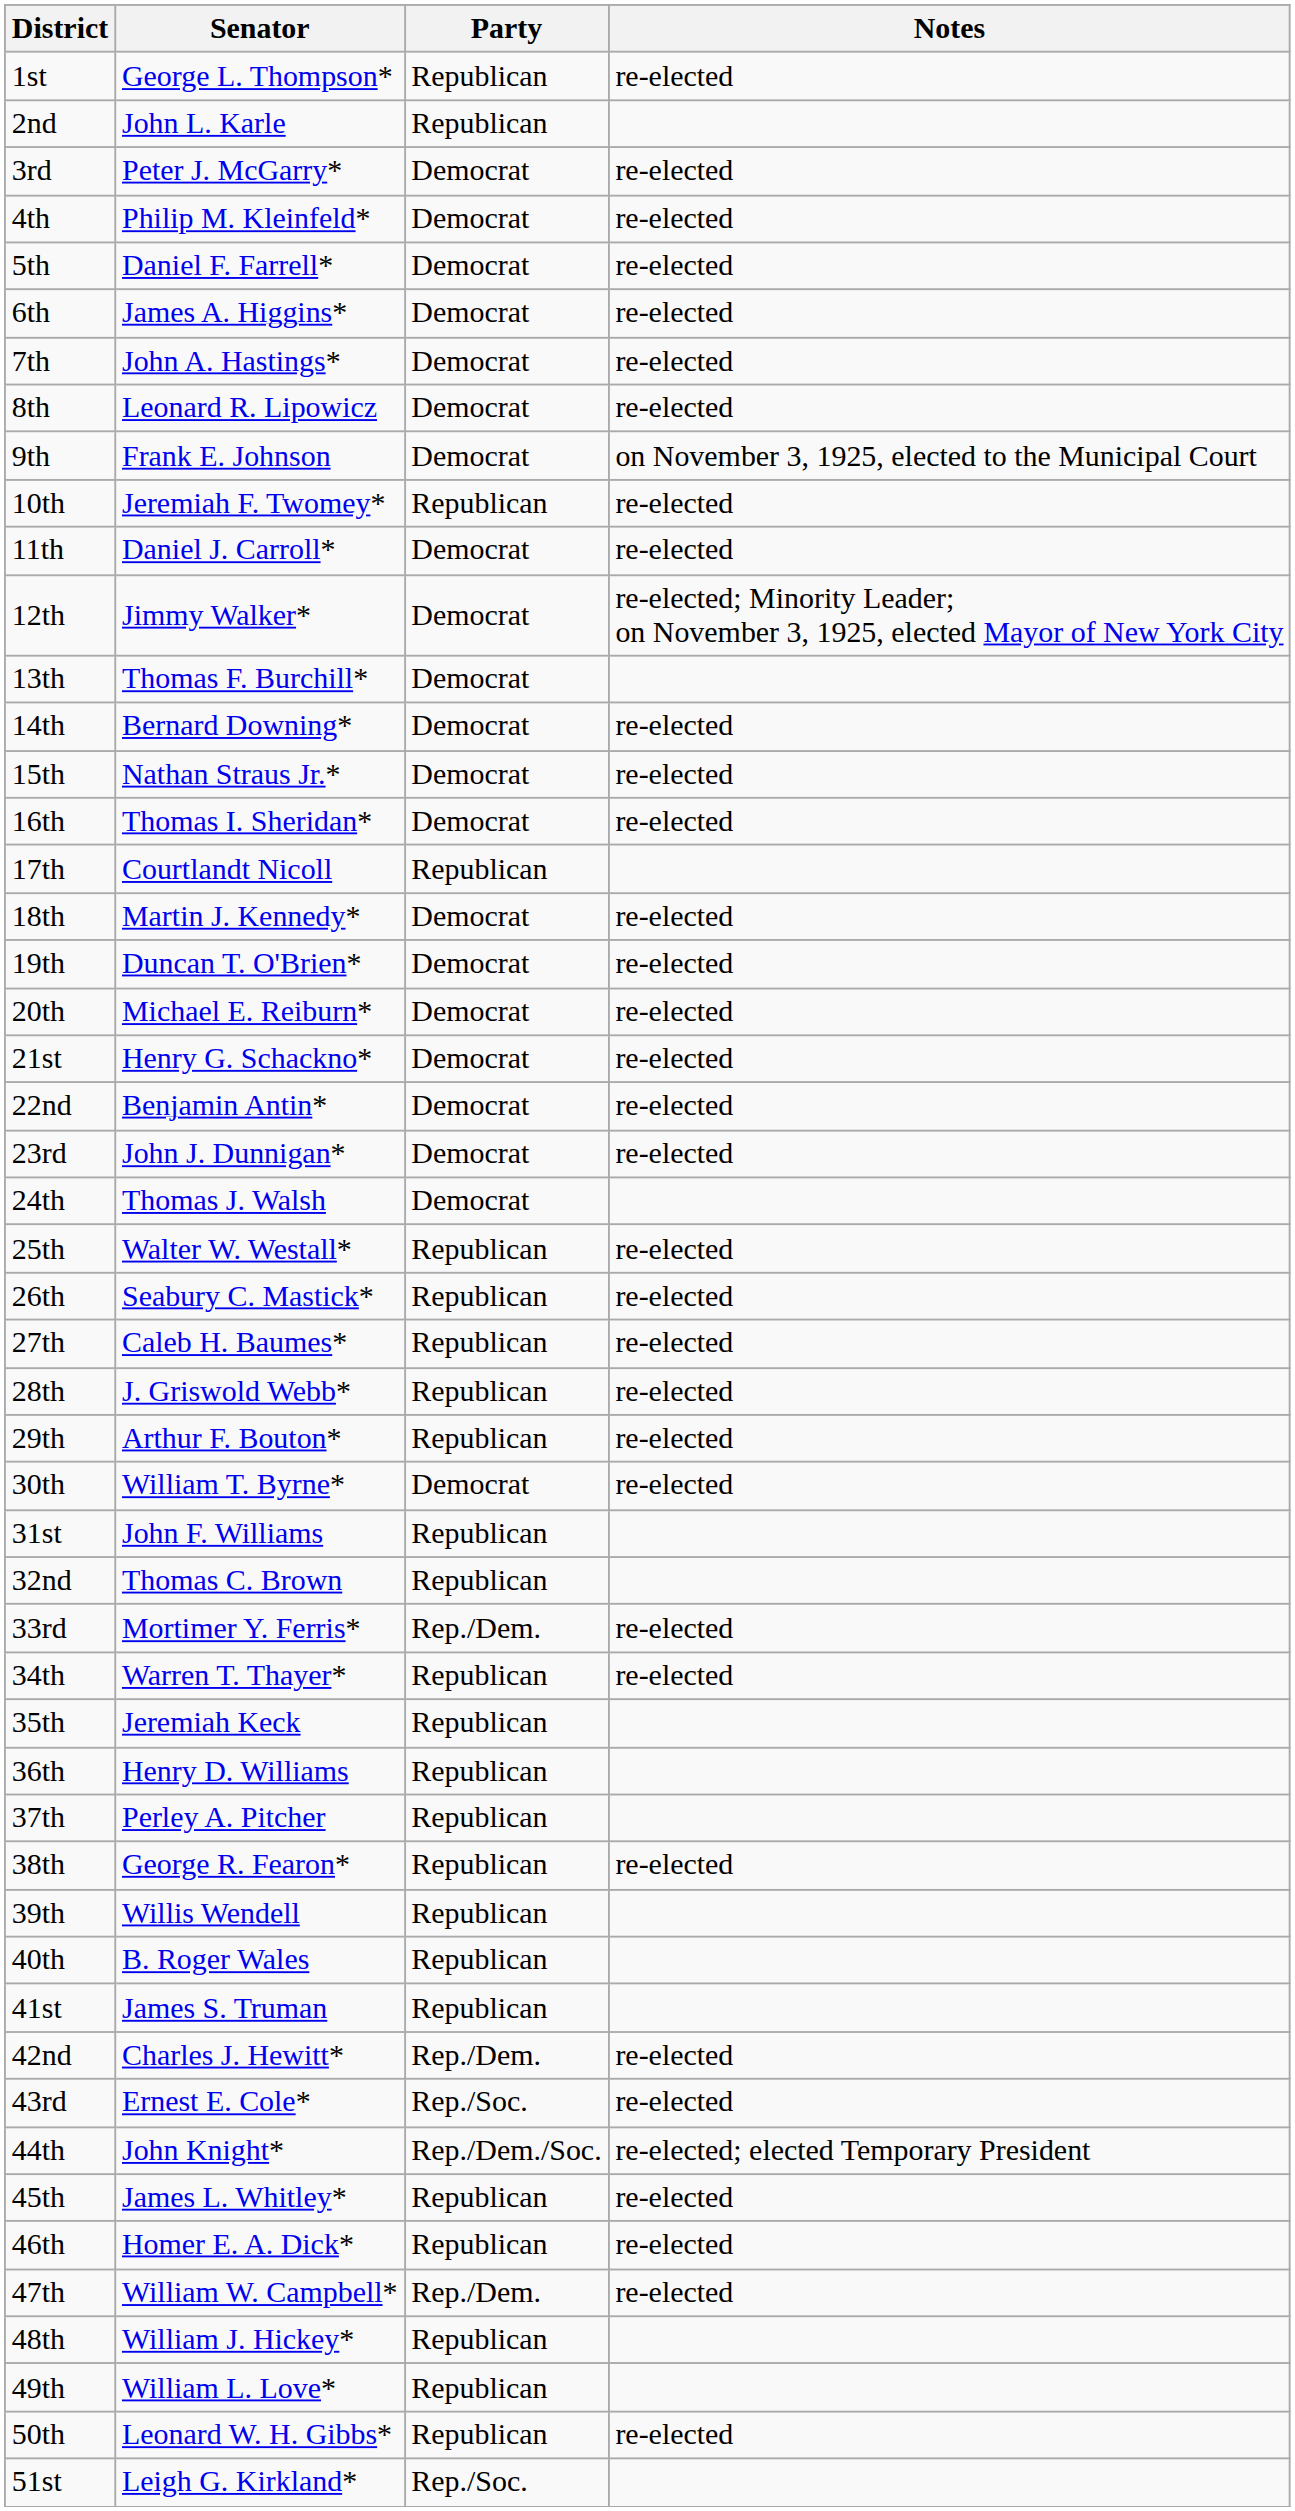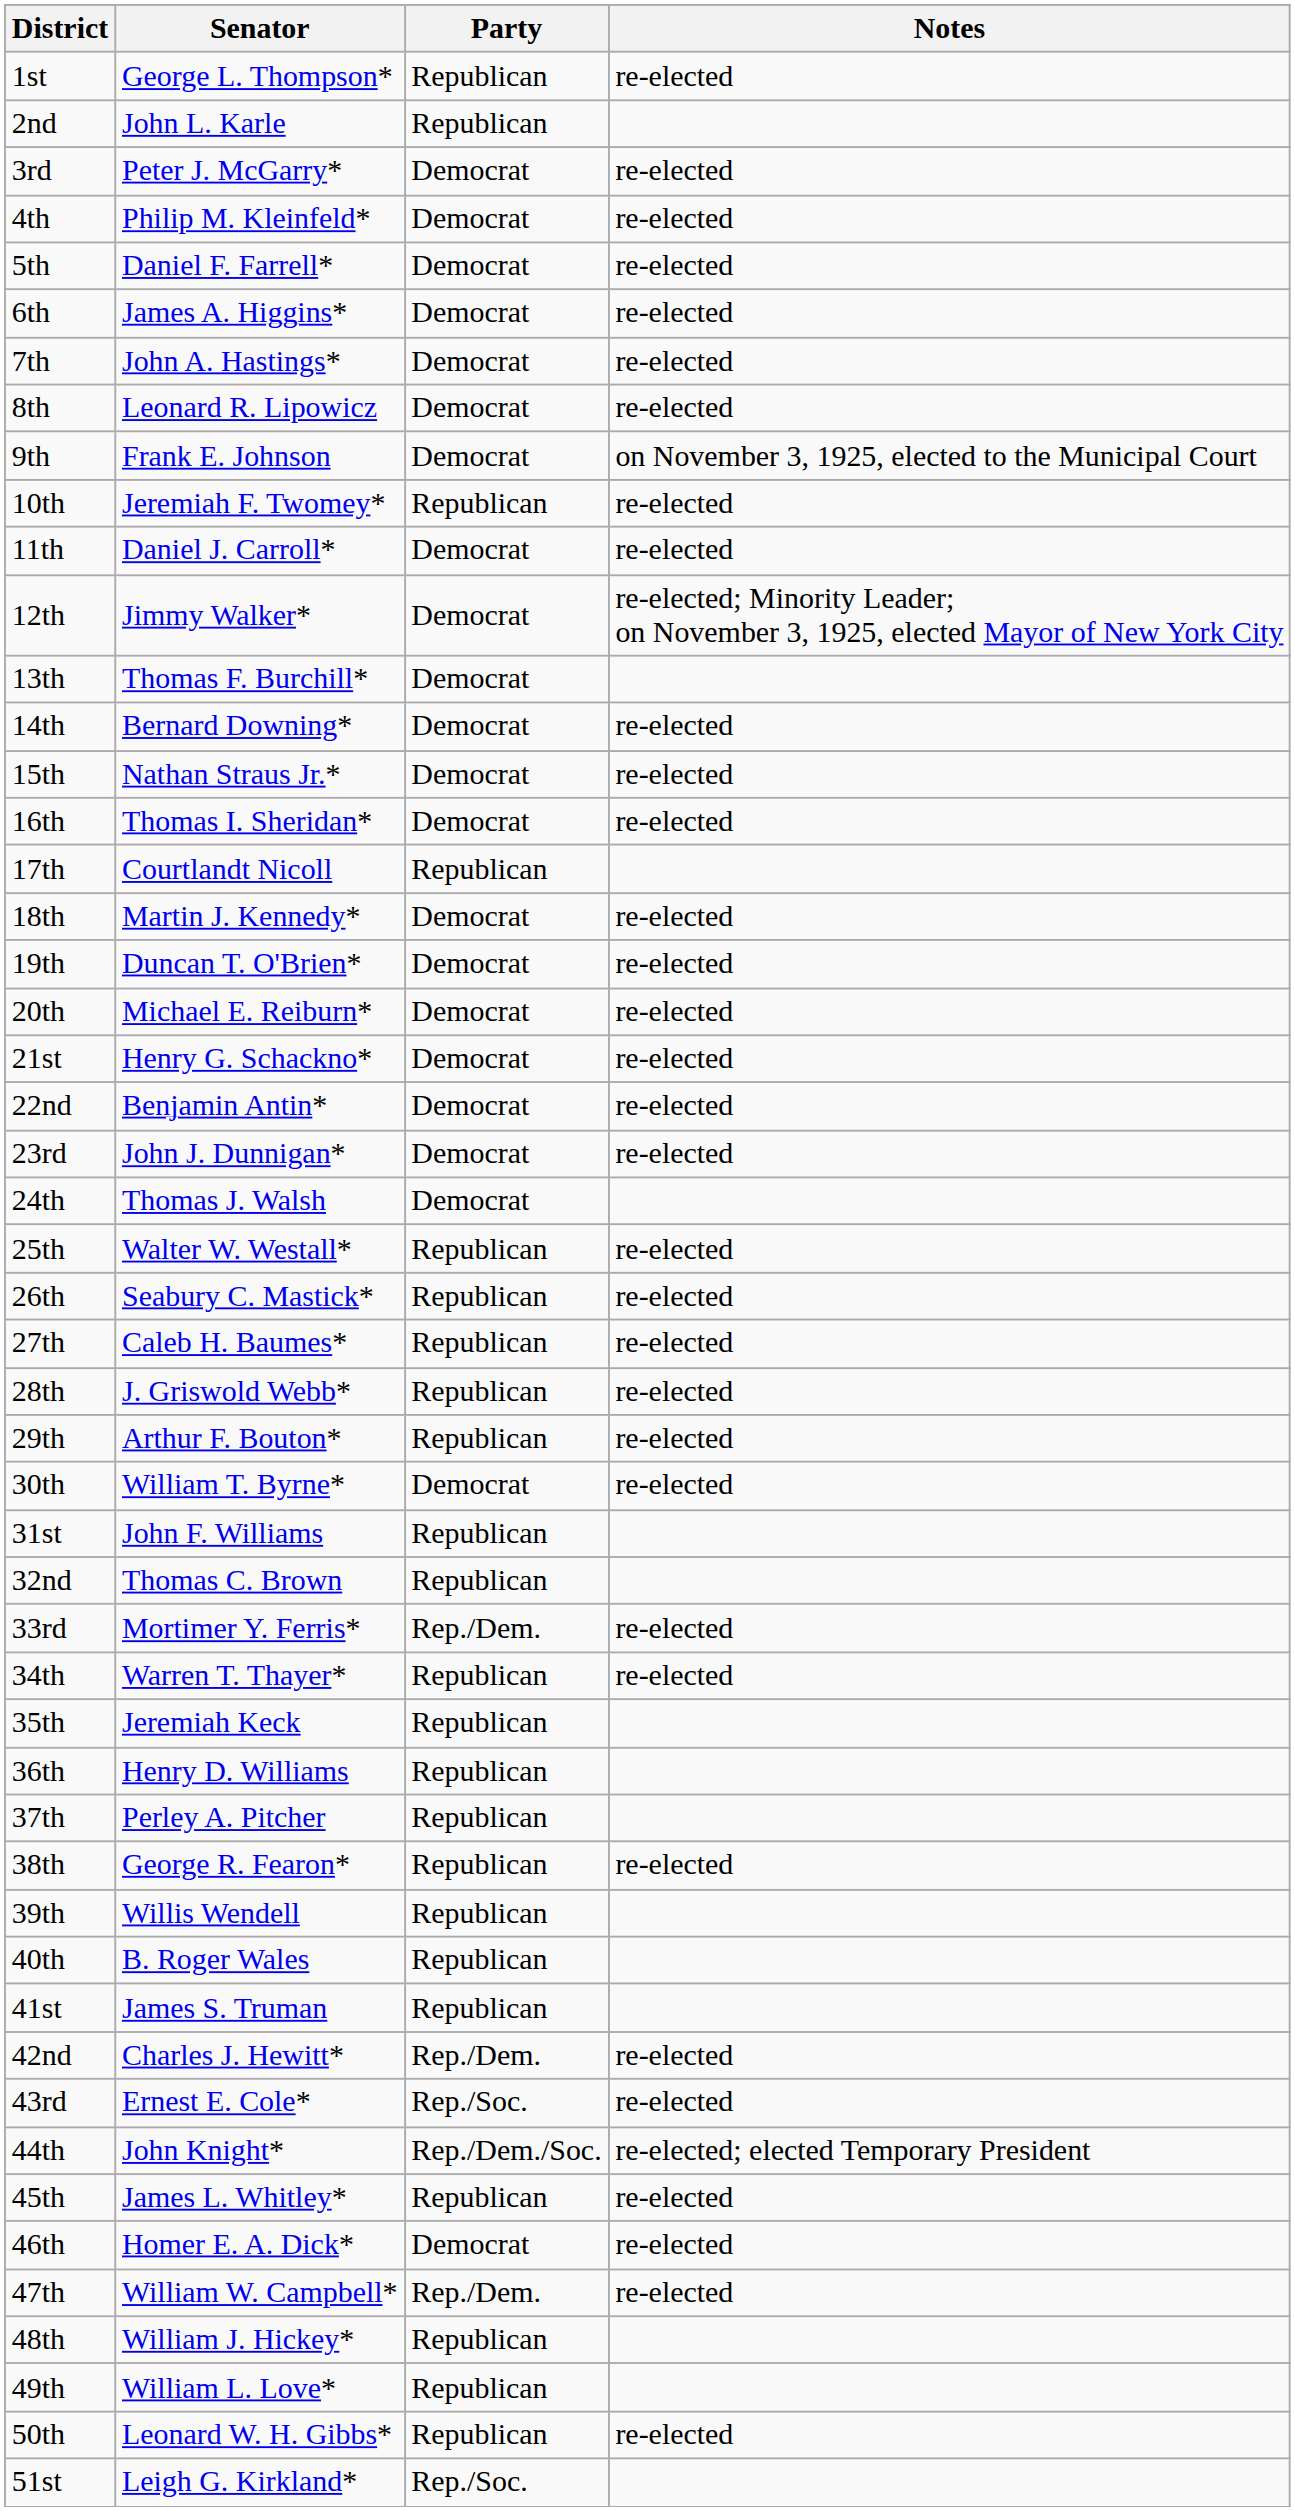(479, 2244) Republican -> (470, 2244) Democrat
